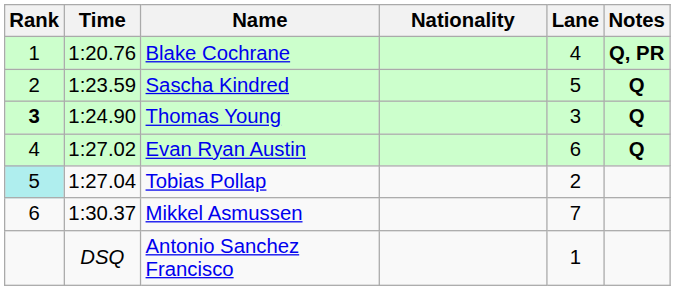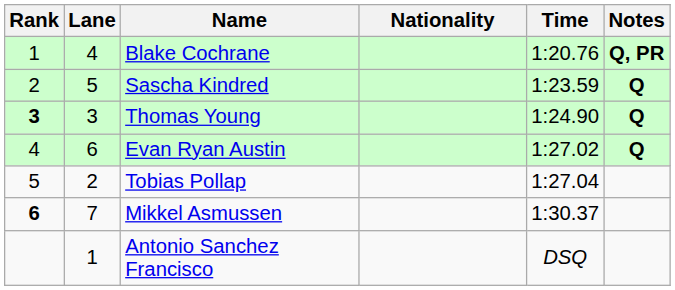columns swapped: (575, 20) <-> (102, 20)
(34, 181) paleturquoise background -> (34, 181) no background
(34, 213) normal -> (34, 213) bold
